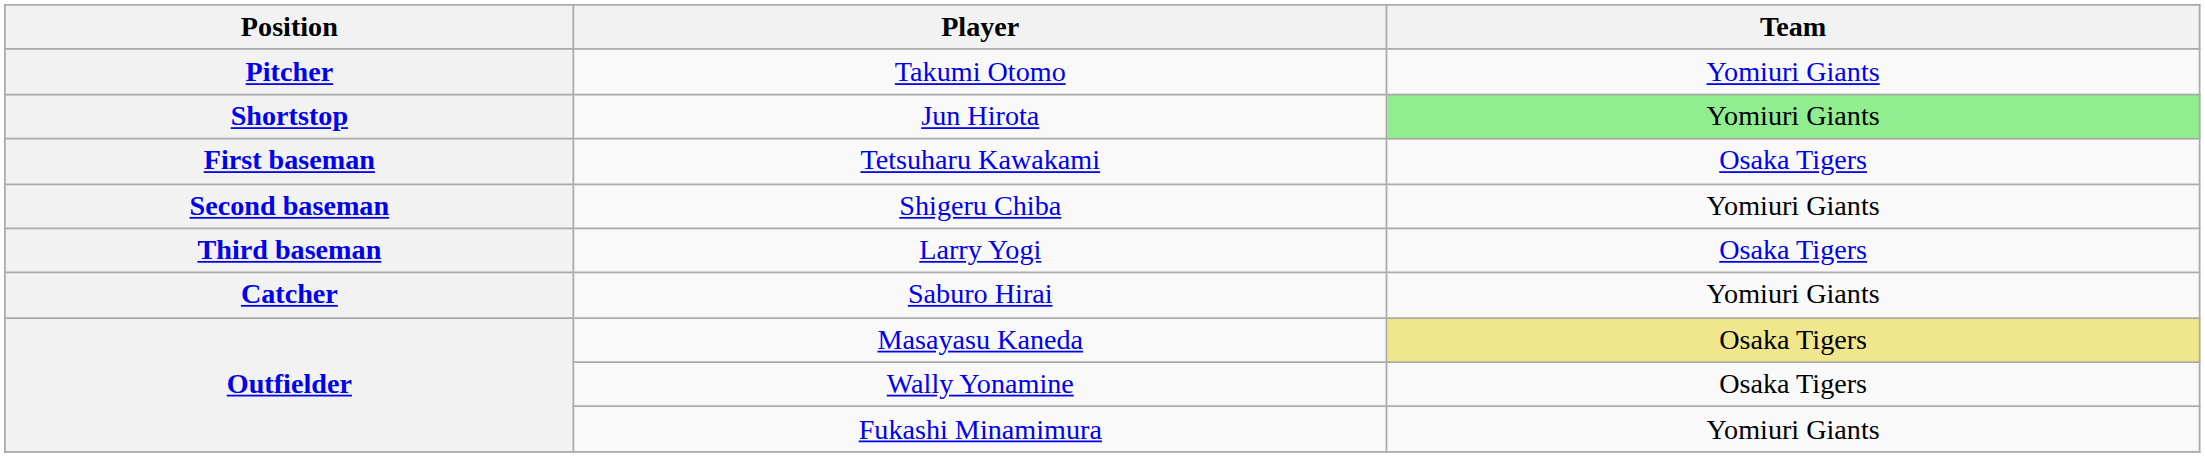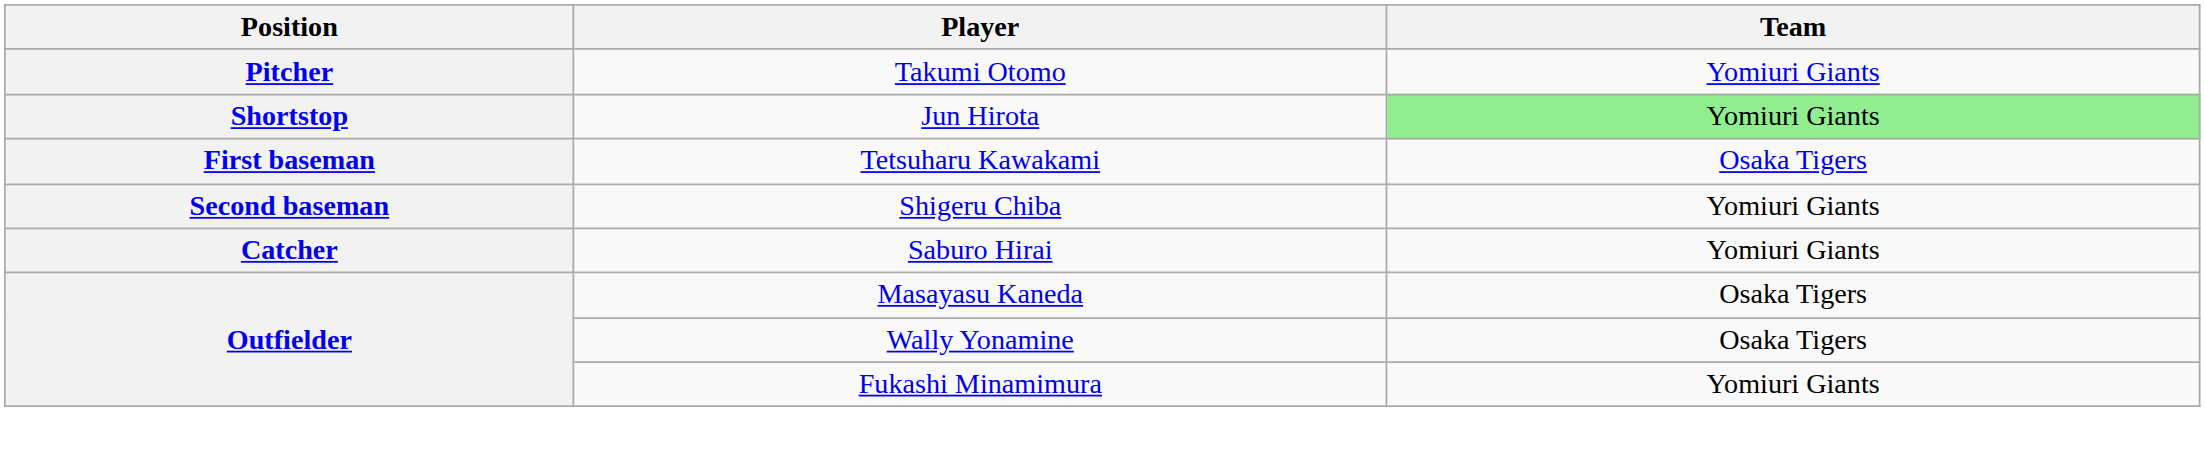- row: (980, 250)
(1793, 339) khaki background -> (1793, 294) no background
